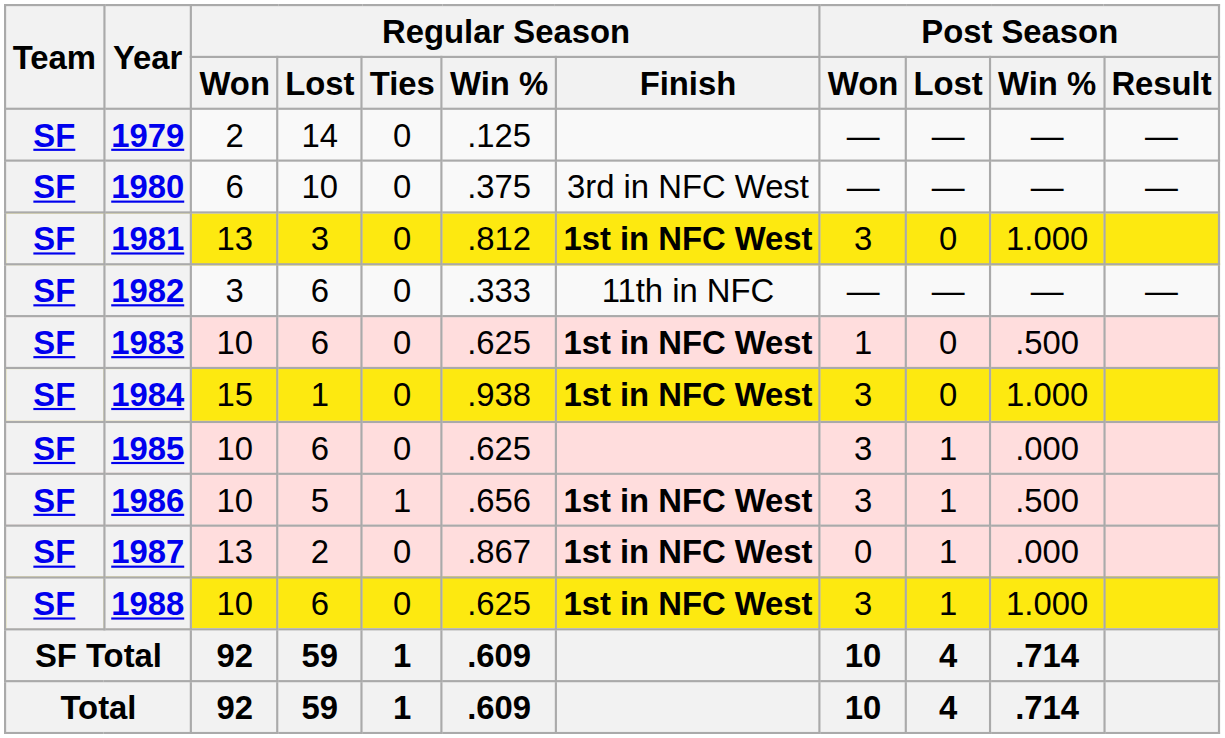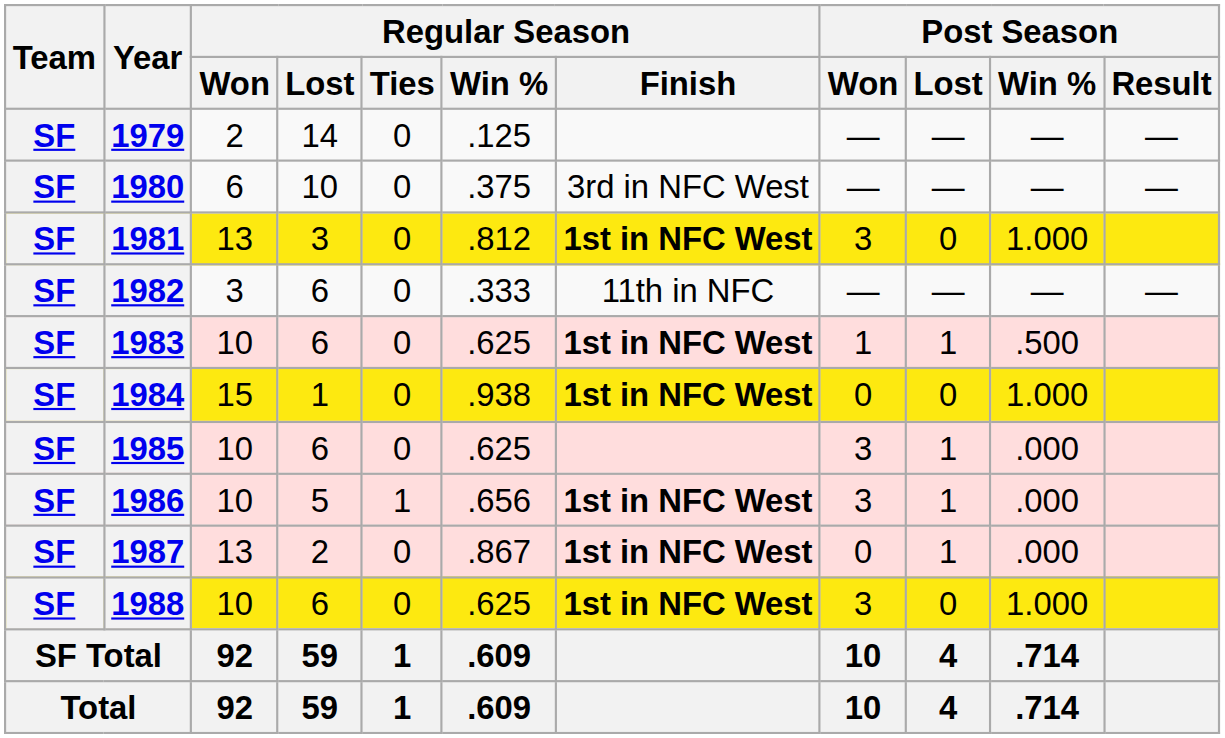(948, 343) 0 -> (948, 343) 1
(863, 395) 3 -> (863, 395) 0
(1047, 499) .500 -> (1047, 499) .000
(948, 603) 1 -> (948, 603) 0
